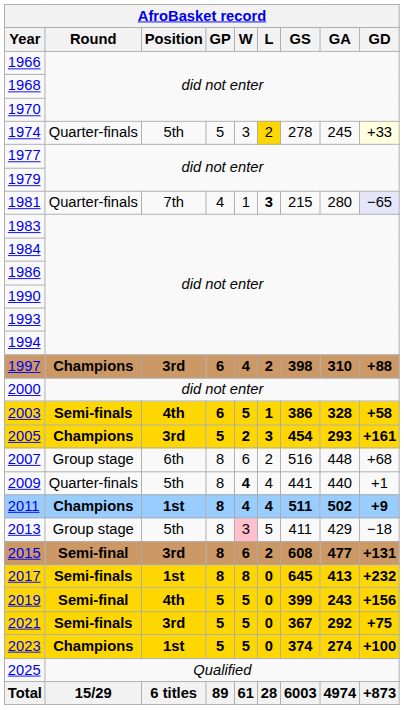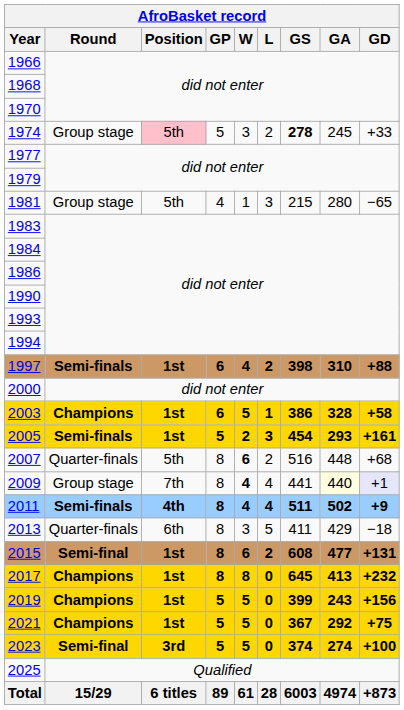(93, 132) Quarter-finals -> (93, 132) Group stage
(174, 132) no background -> (174, 132) pink background
(269, 132) gold background -> (269, 132) no background
(300, 132) normal -> (300, 132) bold
(380, 132) lightyellow background -> (380, 132) no background
(93, 202) Quarter-finals -> (93, 202) Group stage
(174, 202) 7th -> (174, 202) 5th
(269, 202) bold -> (269, 202) normal
(380, 202) lavender background -> (380, 202) no background
(93, 366) Champions -> (93, 366) Semi-finals
(174, 366) 3rd -> (174, 366) 1st
(93, 413) Semi-finals -> (93, 413) Champions
(174, 413) 4th -> (174, 413) 1st
(93, 436) Champions -> (93, 436) Semi-finals
(174, 436) 3rd -> (174, 436) 1st
(93, 459) Group stage -> (93, 459) Quarter-finals
(174, 459) 6th -> (174, 459) 5th
(246, 459) normal -> (246, 459) bold
(93, 483) Quarter-finals -> (93, 483) Group stage
(174, 483) 5th -> (174, 483) 7th
(340, 483) no background -> (340, 483) lightyellow background
(380, 483) no background -> (380, 483) lavender background
(93, 506) Champions -> (93, 506) Semi-finals
(174, 506) 1st -> (174, 506) 4th
(93, 529) Group stage -> (93, 529) Quarter-finals
(174, 529) 5th -> (174, 529) 6th
(246, 529) pink background -> (246, 529) no background
(174, 553) 3rd -> (174, 553) 1st
(93, 576) Semi-finals -> (93, 576) Champions
(93, 599) Semi-final -> (93, 599) Champions
(174, 599) 4th -> (174, 599) 1st
(93, 623) Semi-finals -> (93, 623) Champions
(174, 623) 3rd -> (174, 623) 1st
(93, 646) Champions -> (93, 646) Semi-final
(174, 646) 1st -> (174, 646) 3rd
